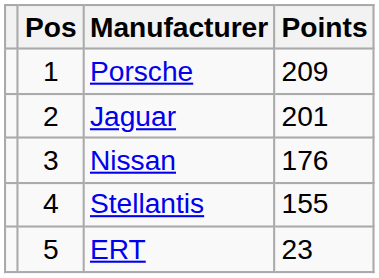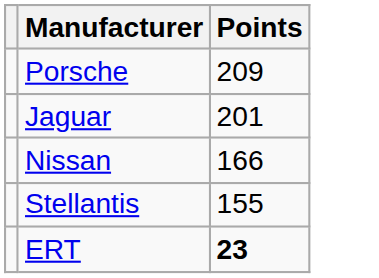- column: (51, 27)
(305, 160) 176 -> (240, 160) 166
(297, 249) normal -> (232, 249) bold
